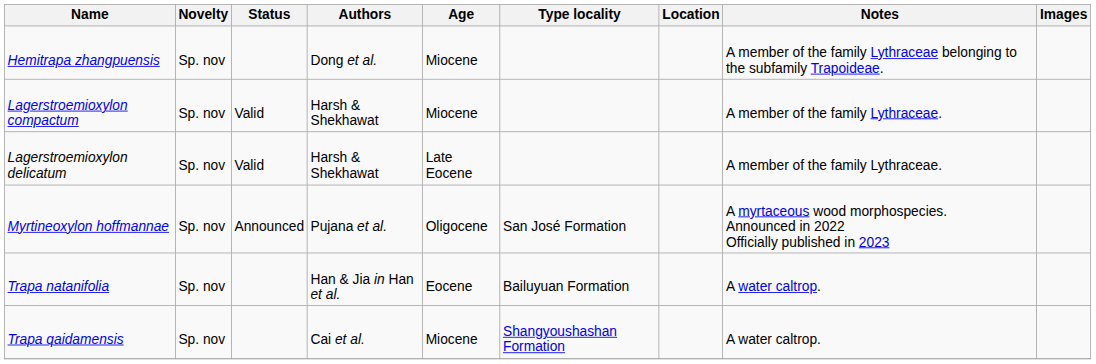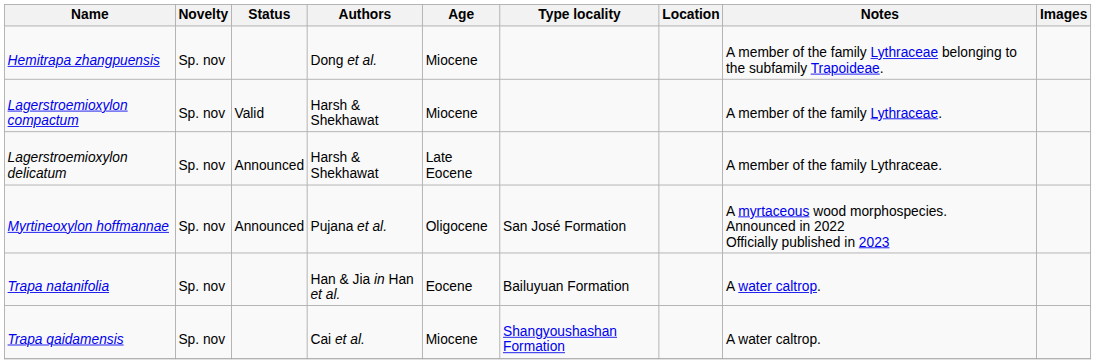(249, 166) Valid -> (269, 166) Announced
